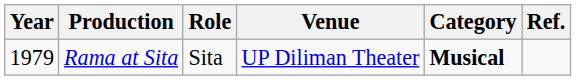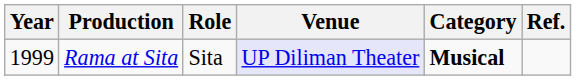(32, 57) 1979 -> (32, 57) 1999
(330, 57) no background -> (330, 57) lavender background
